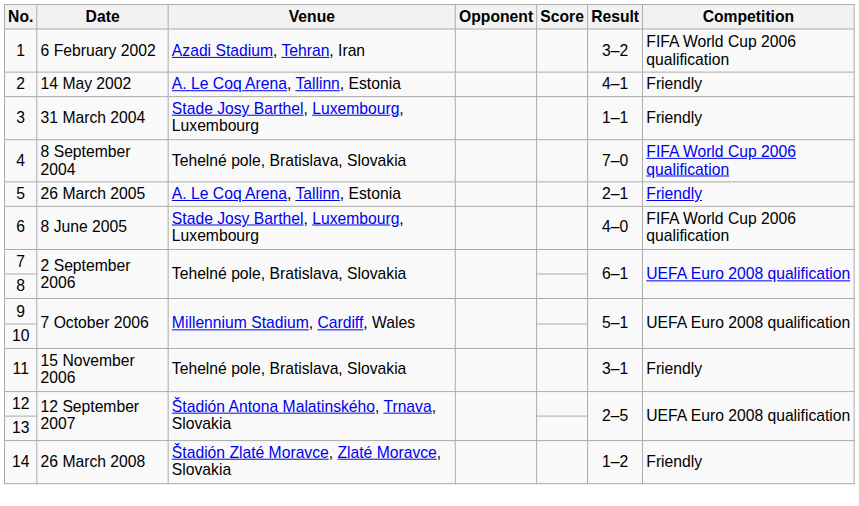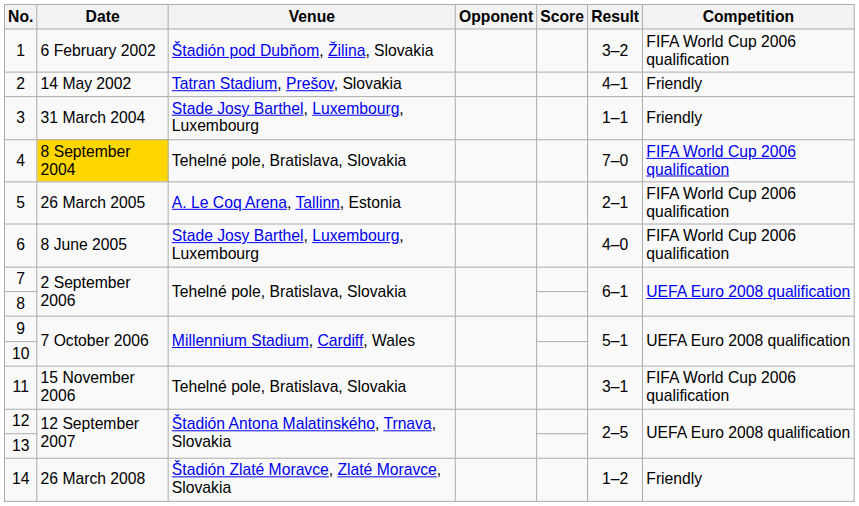(268, 50) Azadi Stadium, Tehran, Iran -> (303, 50) Štadión pod Dubňom, Žilina, Slovakia
(286, 84) A. Le Coq Arena, Tallinn, Estonia -> (287, 84) Tatran Stadium, Prešov, Slovakia
(85, 160) no background -> (85, 160) gold background
(674, 194) Friendly -> (721, 203) FIFA World Cup 2006 qualification
(674, 369) Friendly -> (721, 387) FIFA World Cup 2006 qualification
